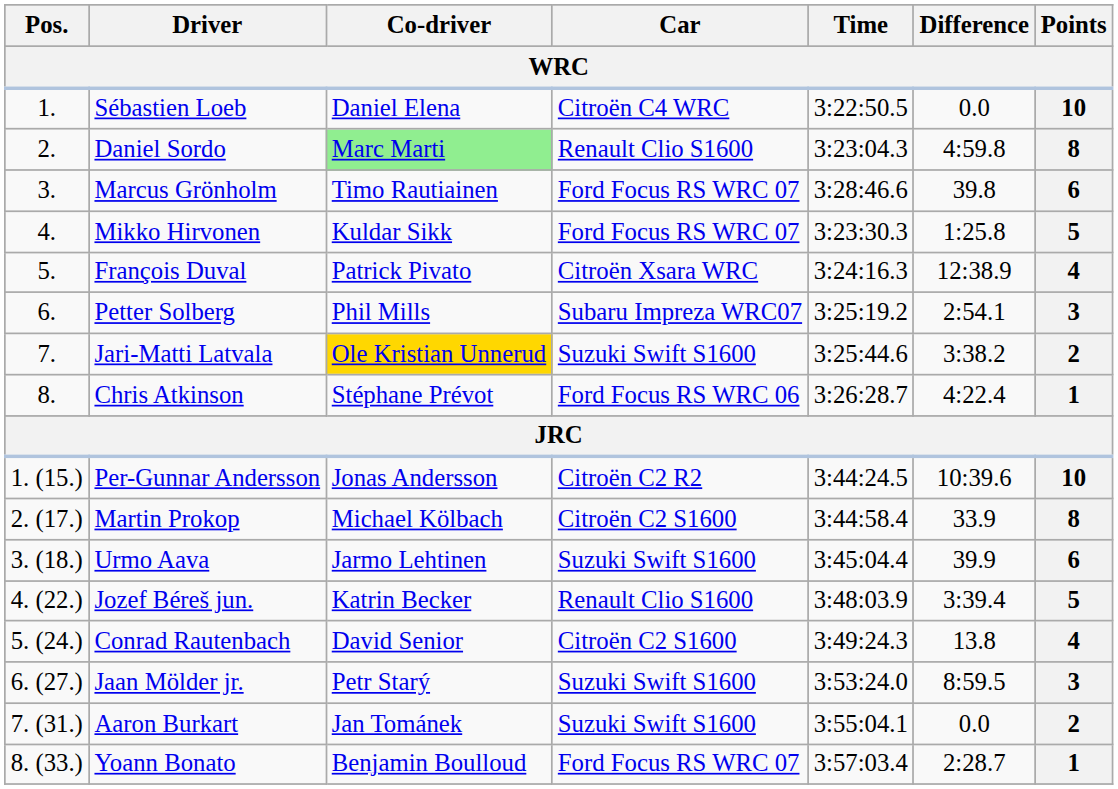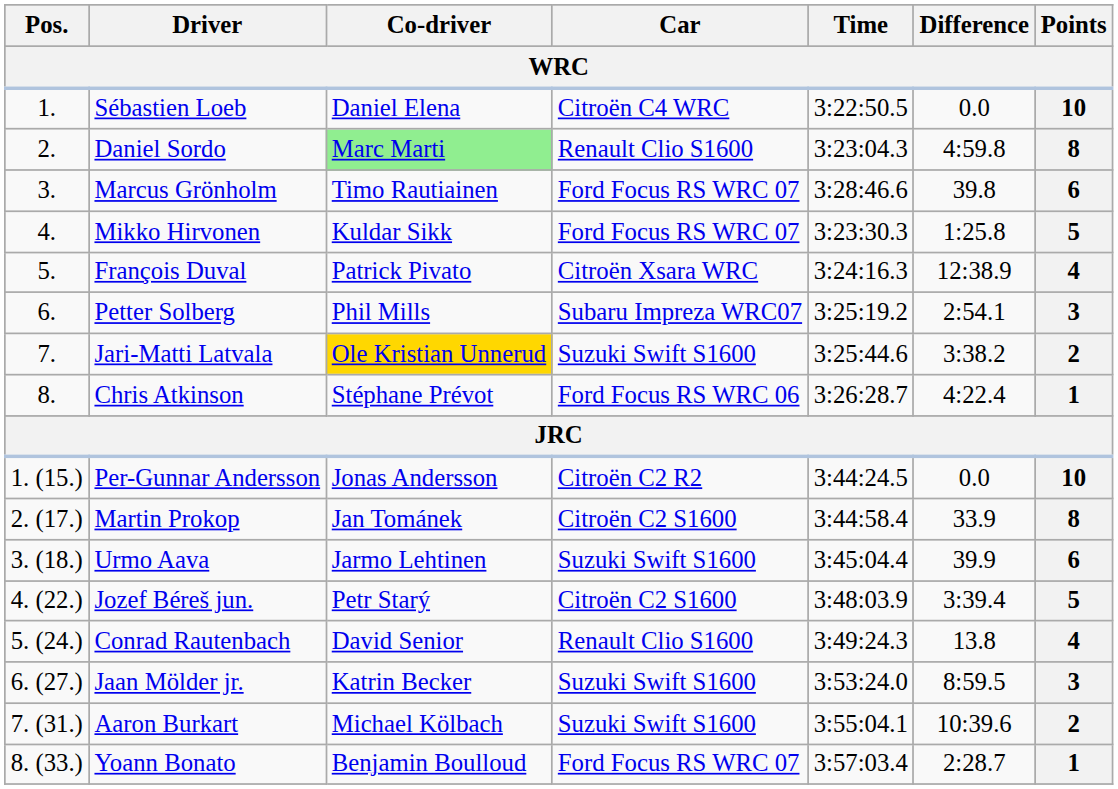(974, 478) 10:39.6 -> (974, 478) 0.0
(417, 518) Michael Kölbach -> (397, 518) Jan Tománek
(401, 600) Katrin Becker -> (381, 600) Petr Starý
(655, 600) Renault Clio S1600 -> (647, 600) Citroën C2 S1600
(647, 641) Citroën C2 S1600 -> (655, 641) Renault Clio S1600
(381, 682) Petr Starý -> (401, 682) Katrin Becker
(397, 723) Jan Tománek -> (417, 723) Michael Kölbach
(974, 723) 0.0 -> (974, 723) 10:39.6
